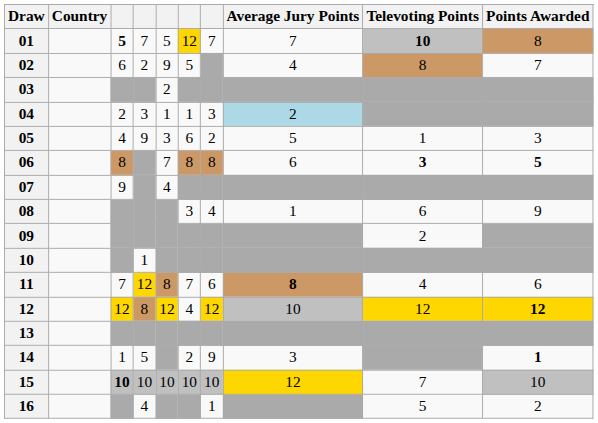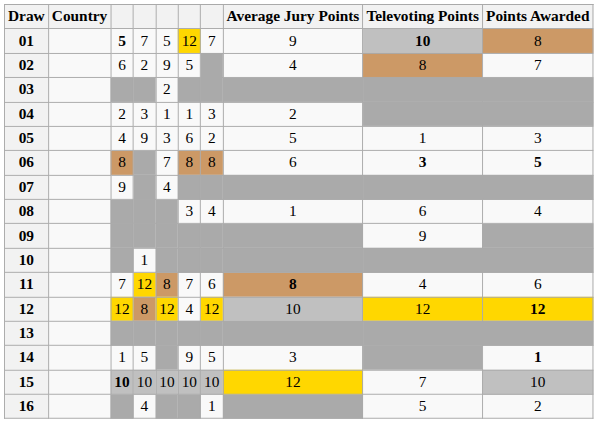(293, 41) 7 -> (293, 41) 9
(293, 114) lightblue background -> (293, 114) no background
(538, 211) 9 -> (538, 211) 4
(423, 235) 2 -> (423, 235) 9
(189, 357) 2 -> (189, 357) 9
(212, 357) 9 -> (212, 357) 5
